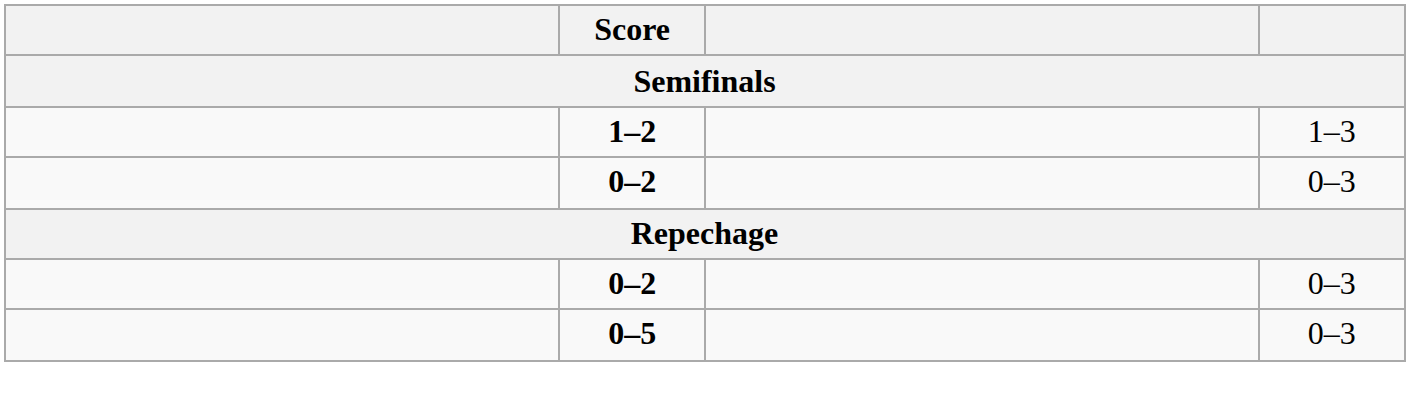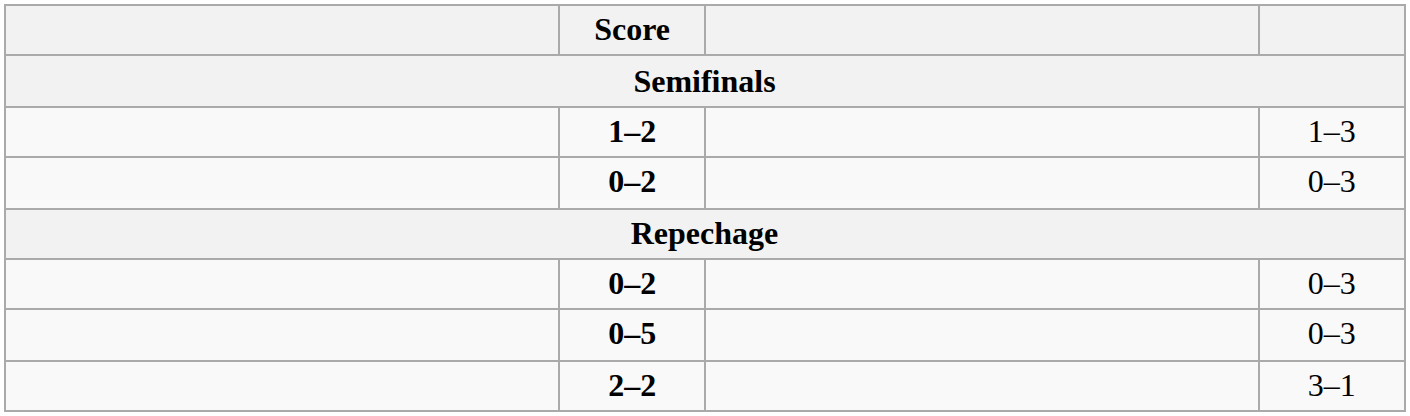+ row: (632, 385)
